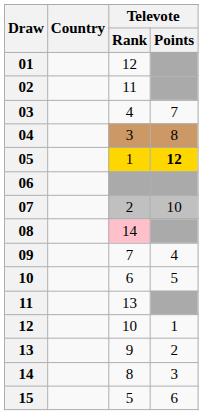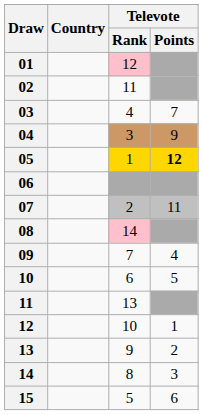(130, 64) no background -> (130, 64) pink background
(174, 135) 8 -> (174, 135) 9
(174, 207) 10 -> (174, 207) 11
